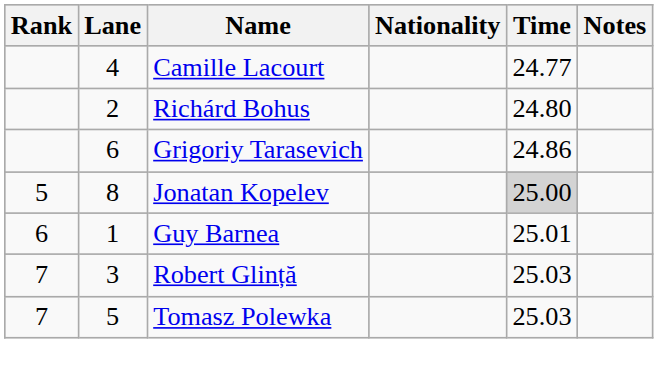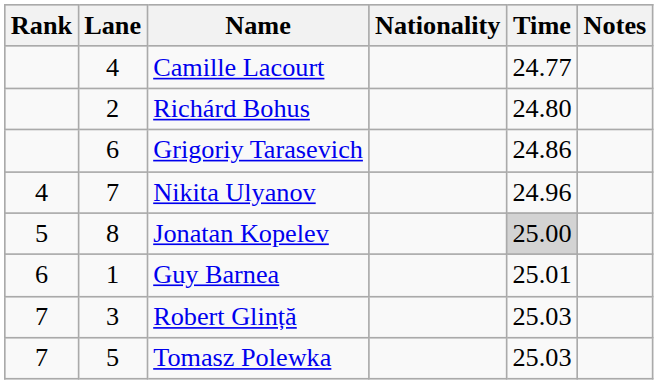+ row: (234, 191)
